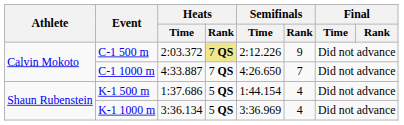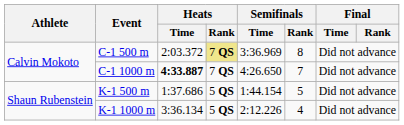(260, 52) 2:12.226 -> (261, 52) 3:36.969
(300, 52) 9 -> (300, 52) 8
(182, 72) normal -> (182, 72) bold
(300, 91) 4 -> (300, 91) 5
(260, 110) 3:36.969 -> (261, 110) 2:12.226
